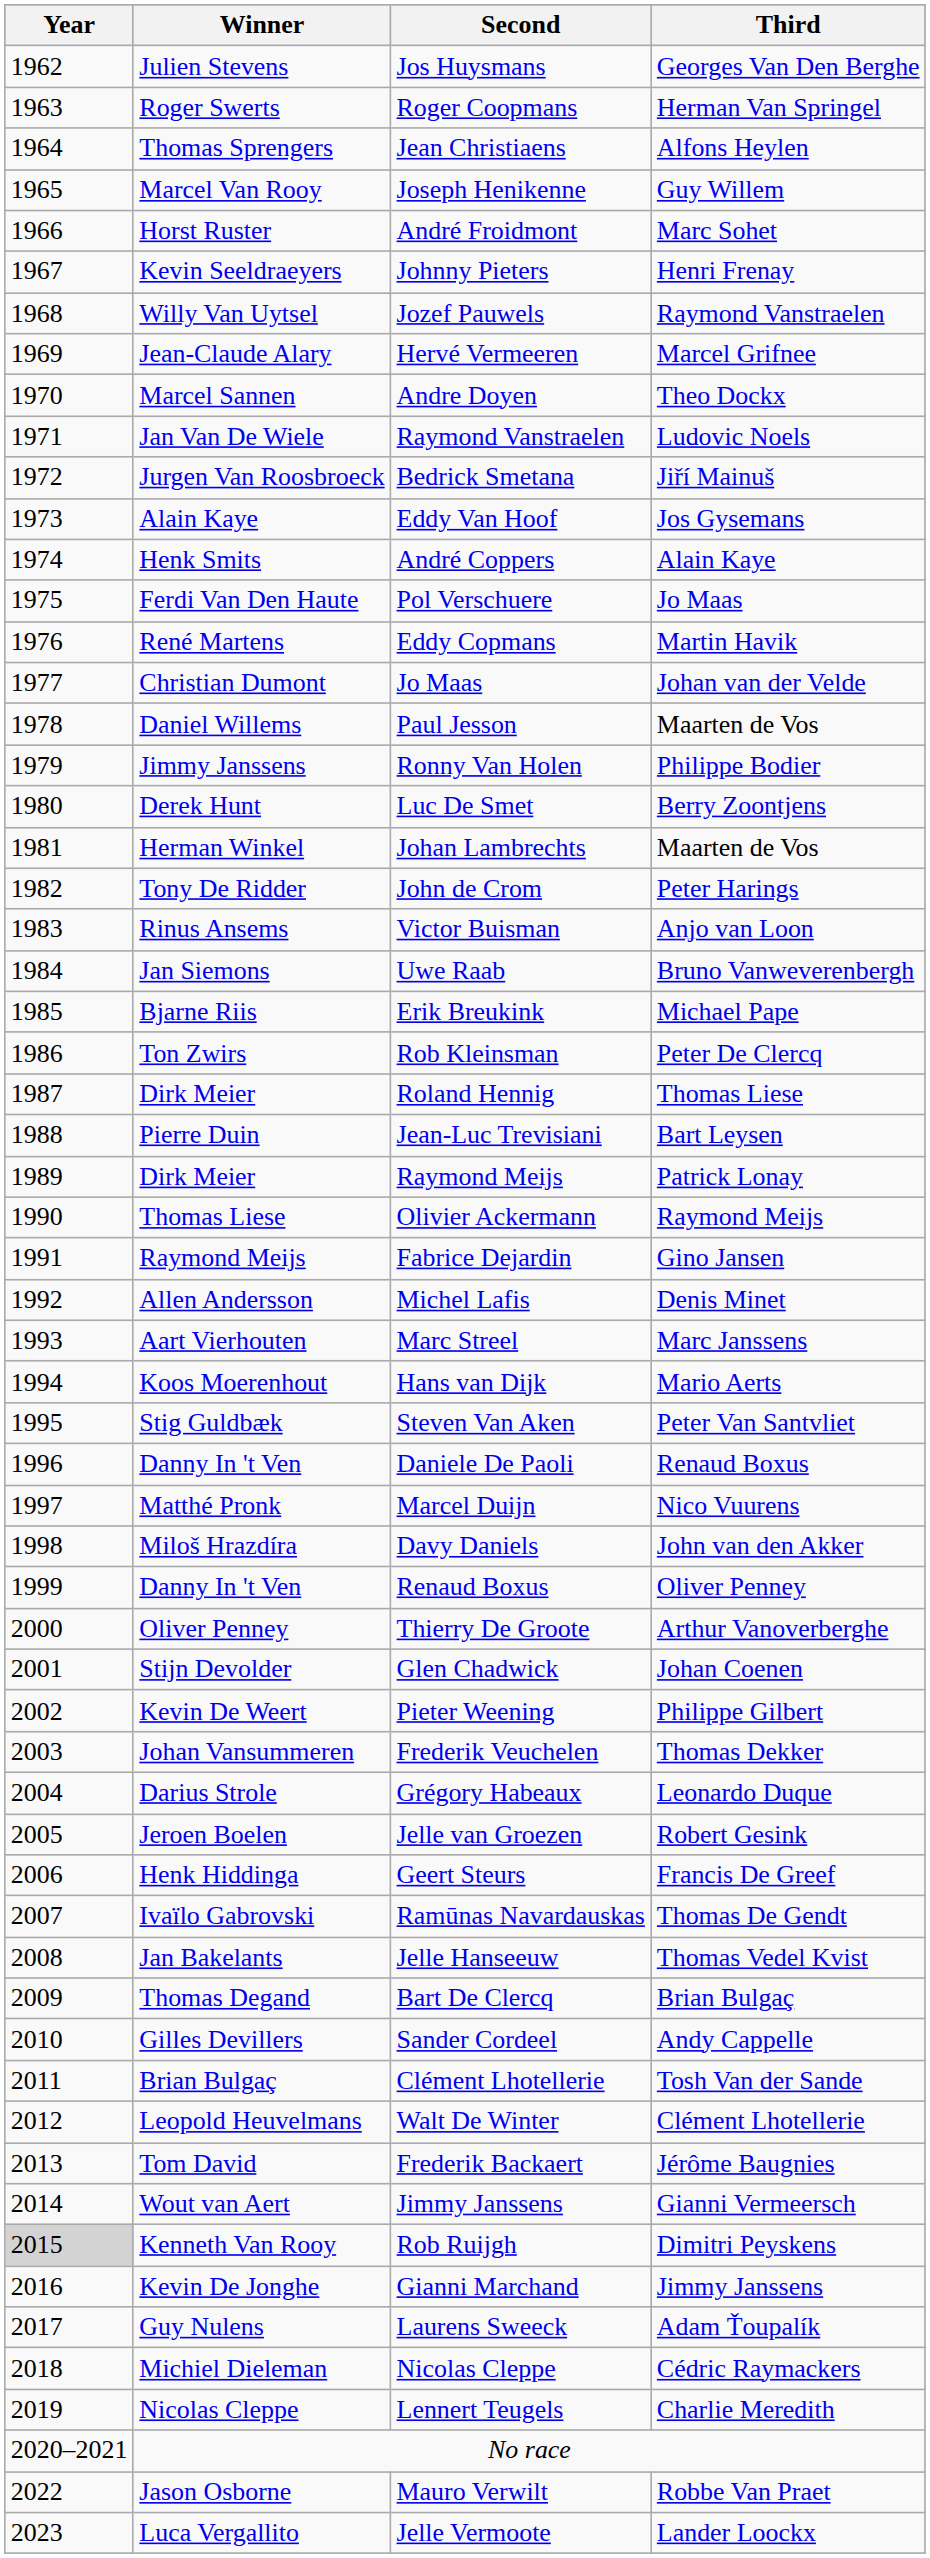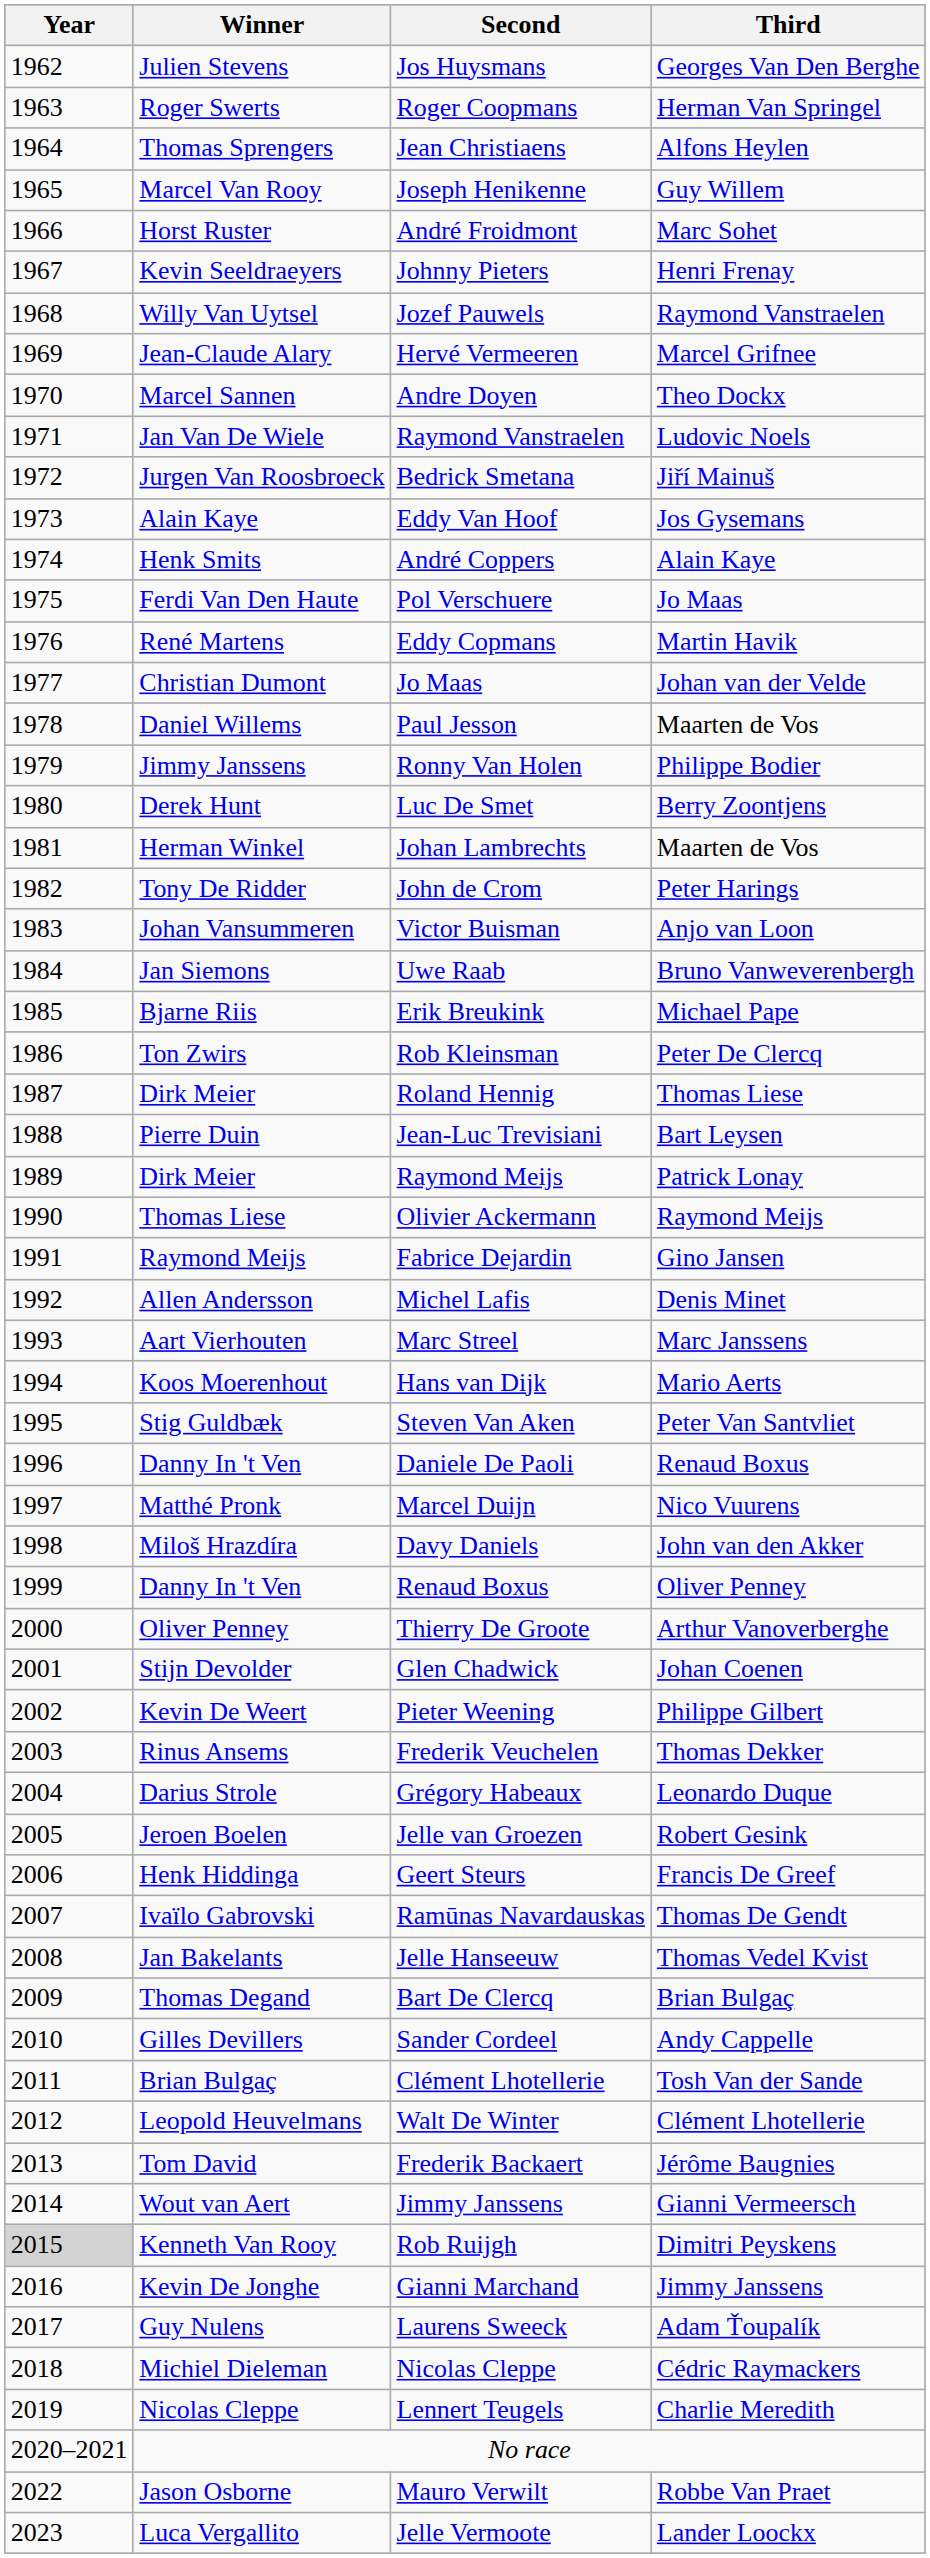(214, 929) Rinus Ansems -> (247, 929) Johan Vansummeren
(247, 1751) Johan Vansummeren -> (214, 1751) Rinus Ansems
